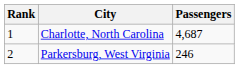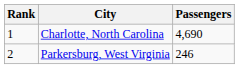(189, 34) 4,687 -> (189, 34) 4,690
